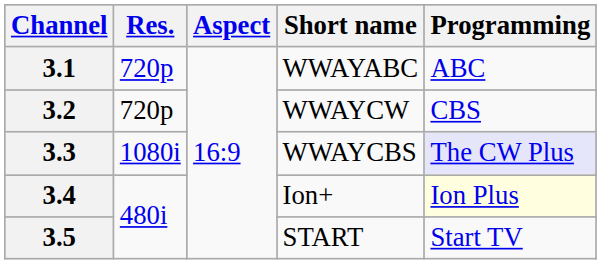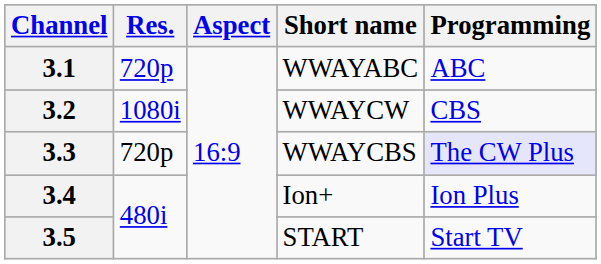(147, 110) 720p -> (150, 110) 1080i
(150, 152) 1080i -> (147, 152) 720p
(475, 195) lightyellow background -> (475, 195) no background
